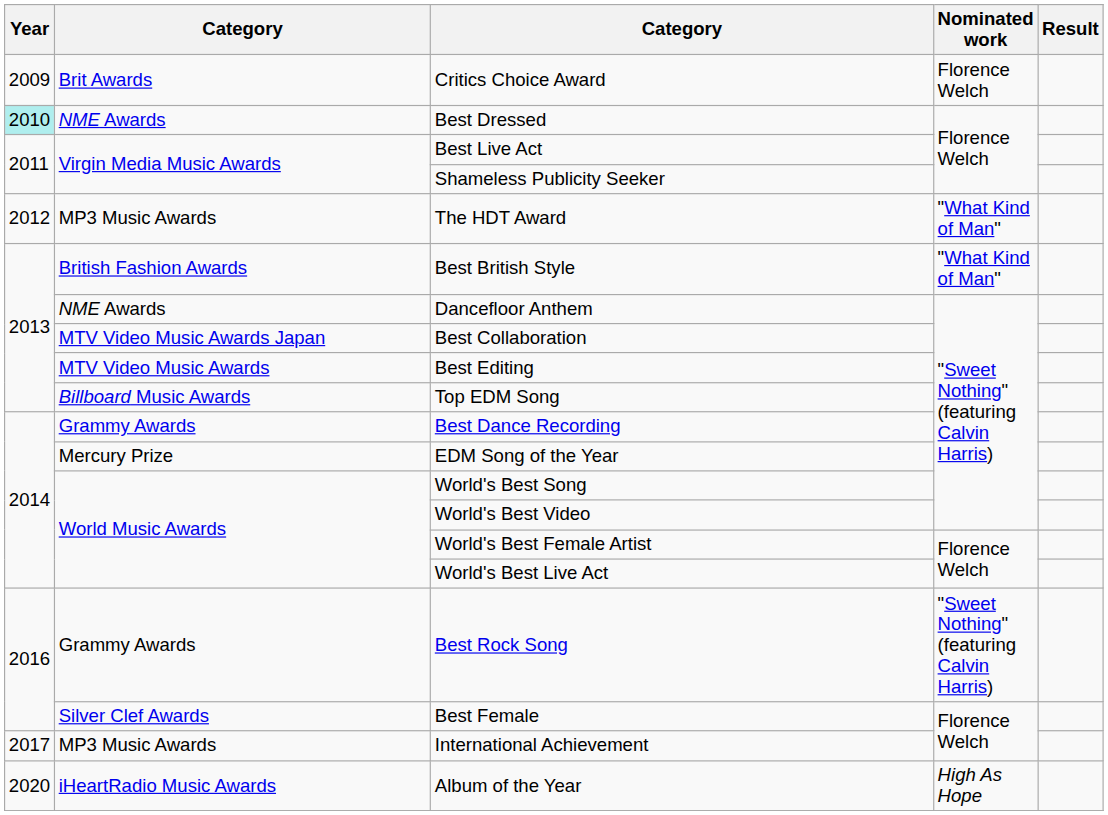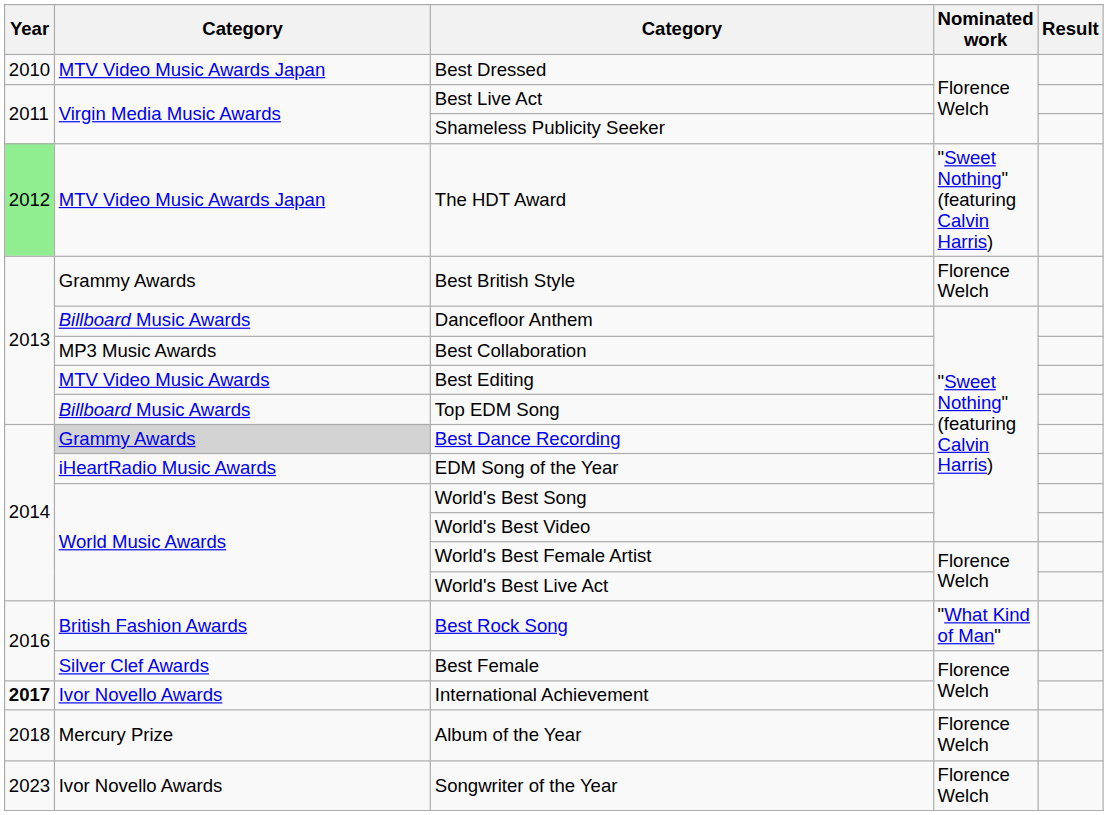- row: (520, 79)
(30, 119) paleturquoise background -> (30, 69) no background
(112, 119) NME Awards -> (192, 69) MTV Video Music Awards Japan
(30, 218) no background -> (30, 199) lightgreen background
(137, 218) MP3 Music Awards -> (192, 199) MTV Video Music Awards Japan
(984, 218) "What Kind of Man" -> (977, 199) "Sweet Nothing" (featuring Calvin Harris)
(153, 268) British Fashion Awards -> (127, 281) Grammy Awards
(984, 268) "What Kind of Man" -> (974, 281) Florence Welch
(112, 308) NME Awards -> (154, 321) Billboard Music Awards
(192, 338) MTV Video Music Awards Japan -> (137, 350) MP3 Music Awards
(127, 426) no background -> (127, 438) lightgrey background
(116, 455) Mercury Prize -> (167, 468) iHeartRadio Music Awards
(127, 644) Grammy Awards -> (153, 625) British Fashion Awards
(977, 644) "Sweet Nothing" (featuring Calvin Harris) -> (984, 625) "What Kind of Man"
(30, 745) normal -> (30, 695) bold
(137, 745) MP3 Music Awards -> (141, 695) Ivor Novello Awards
(30, 785) 2020 -> (30, 735) 2018
(167, 785) iHeartRadio Music Awards -> (116, 735) Mercury Prize
(970, 785) High As Hope -> (974, 735) Florence Welch
+ row: (526, 785)
